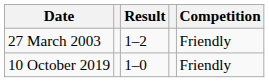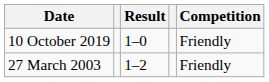rows swapped: (54, 40) <-> (59, 64)
